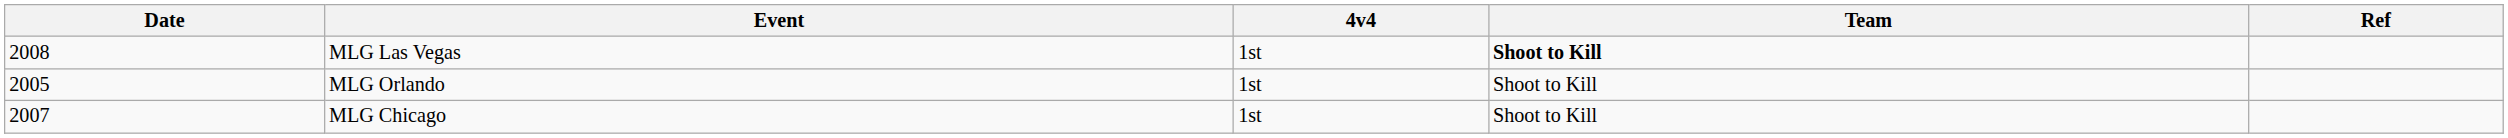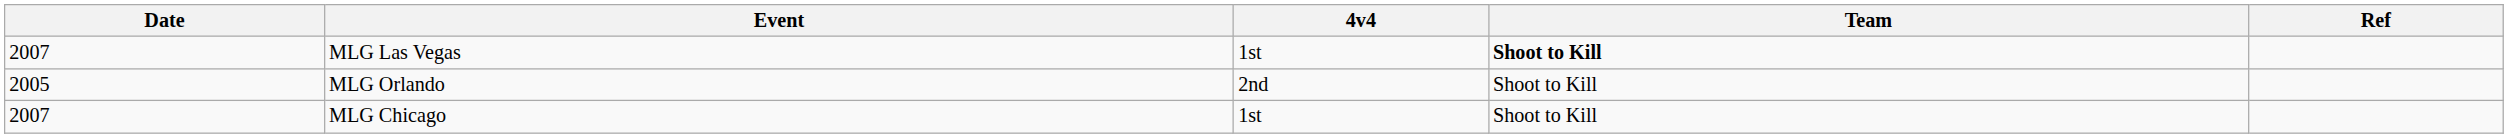(29, 52) 2008 -> (29, 52) 2007
(1250, 84) 1st -> (1253, 84) 2nd
